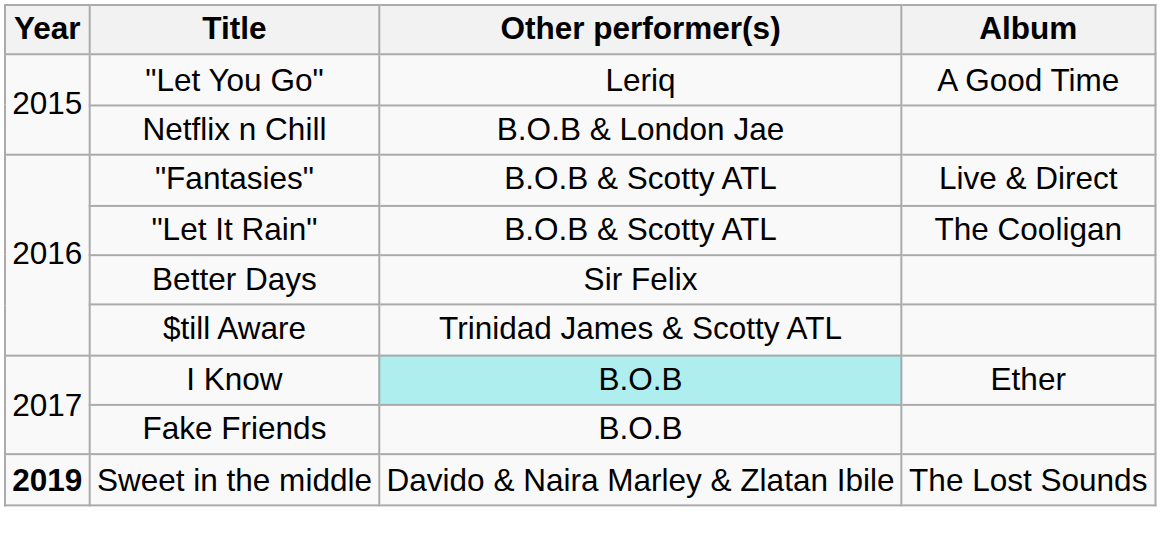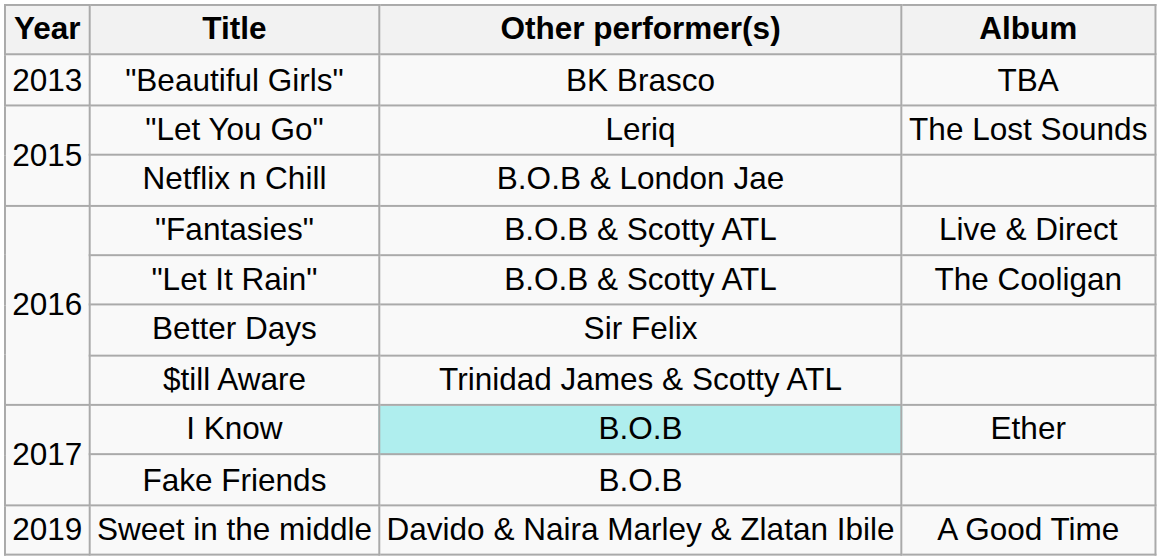+ row: (234, 79)
(1028, 79) A Good Time -> (1028, 129) The Lost Sounds
(47, 479) bold -> (47, 529) normal
(1028, 479) The Lost Sounds -> (1028, 529) A Good Time
